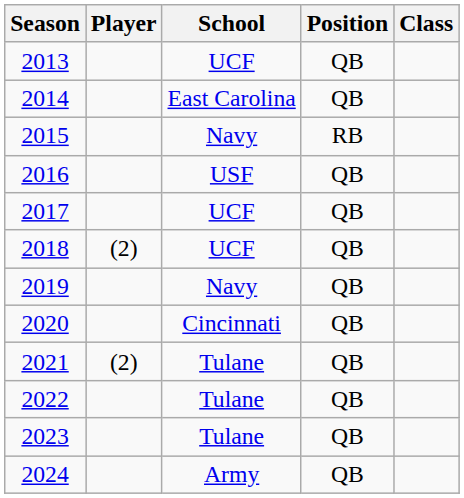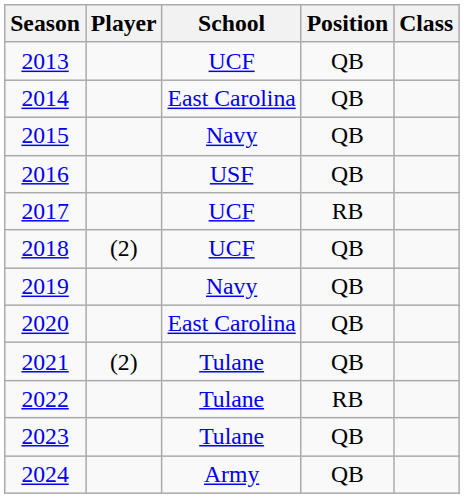(347, 135) RB -> (347, 135) QB
(347, 211) QB -> (347, 211) RB
(232, 323) Cincinnati -> (232, 323) East Carolina
(347, 398) QB -> (347, 398) RB
